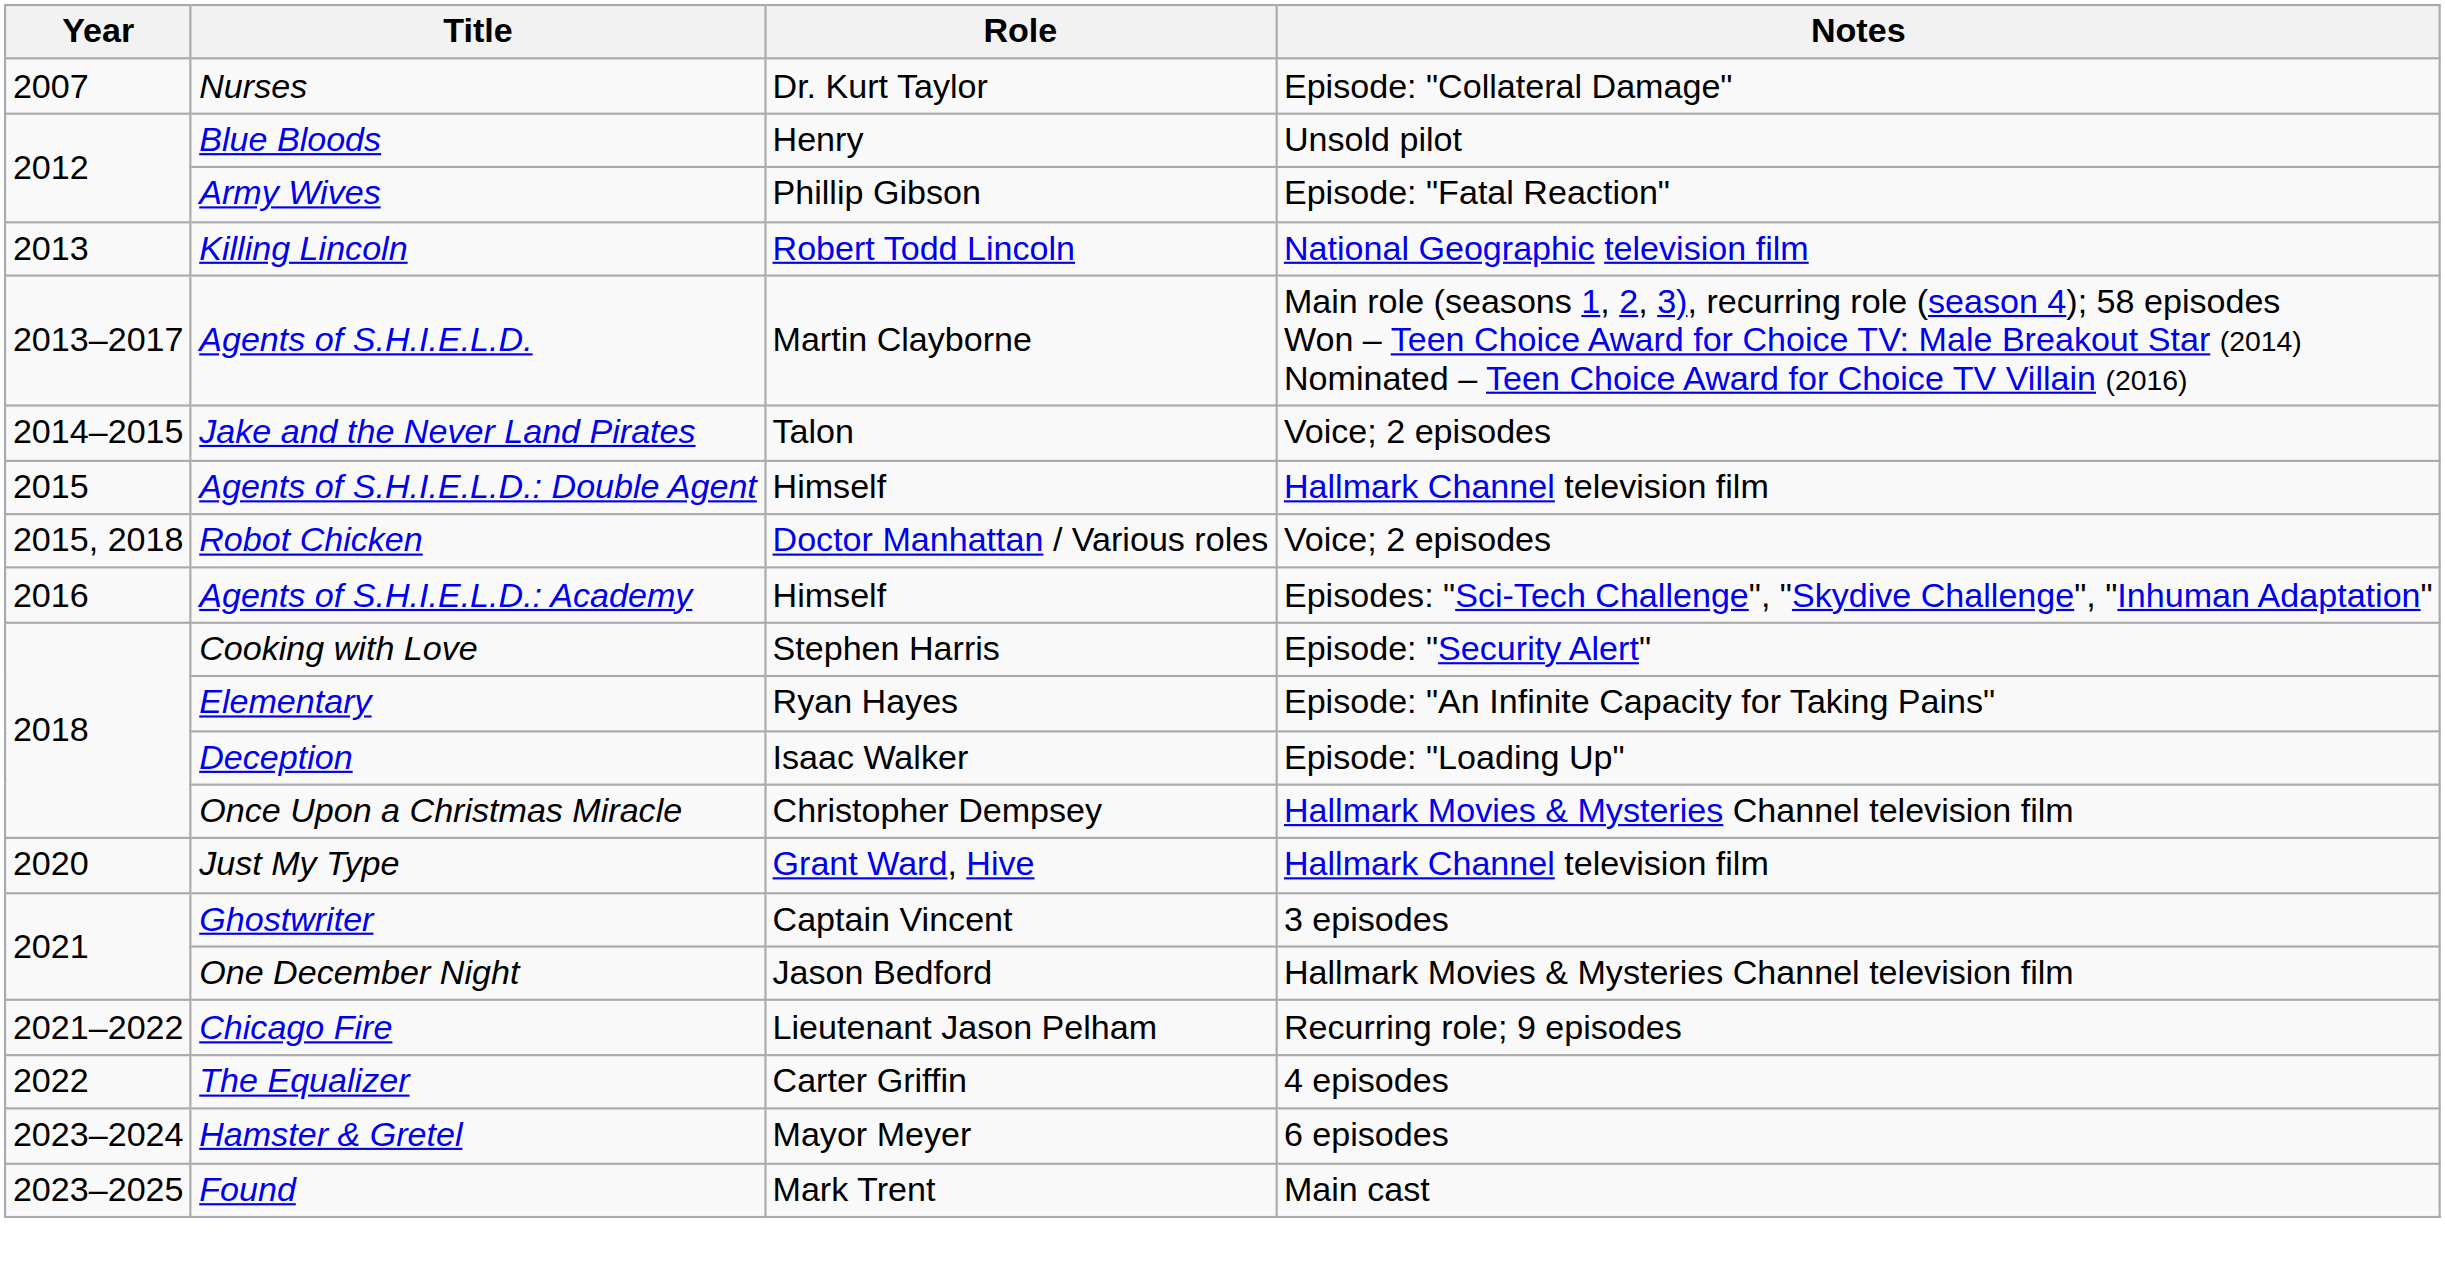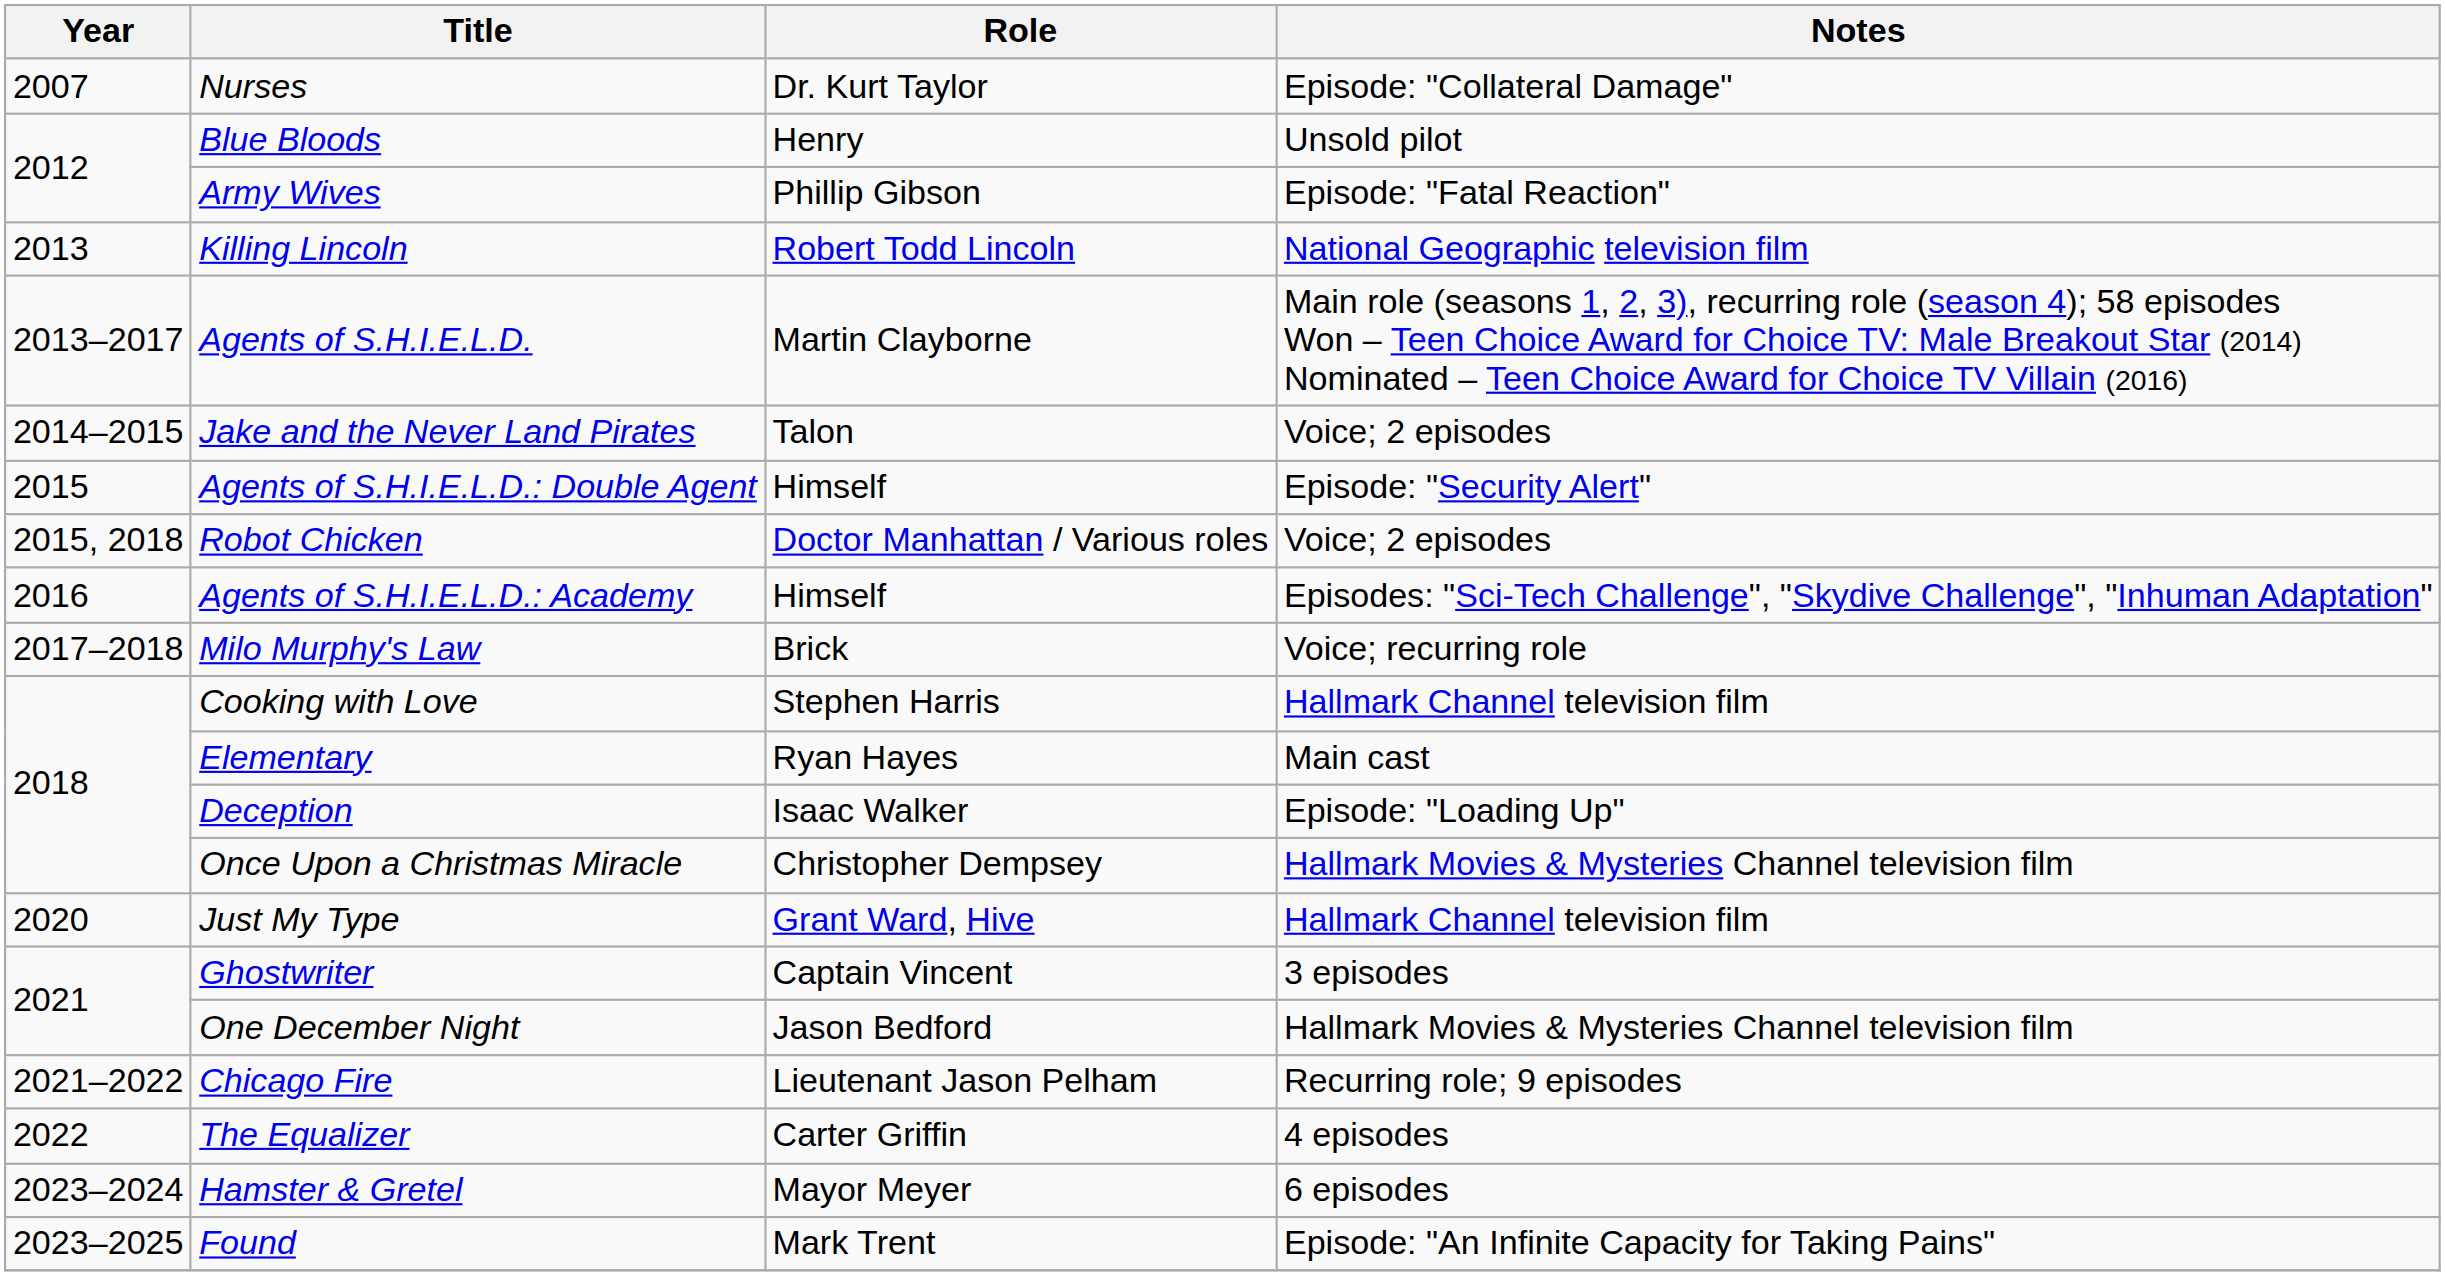(1526, 486) Hallmark Channel television film -> (1467, 486) Episode: "Security Alert"
+ row: (340, 648)
(1467, 648) Episode: "Security Alert" -> (1526, 702) Hallmark Channel television film
(1640, 702) Episode: "An Infinite Capacity for Taking Pains" -> (1357, 756) Main cast
(1357, 1189) Main cast -> (1640, 1243) Episode: "An Infinite Capacity for Taking Pains"
